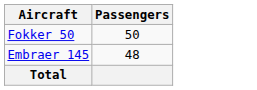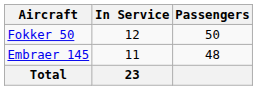+ column: (132, 15)
